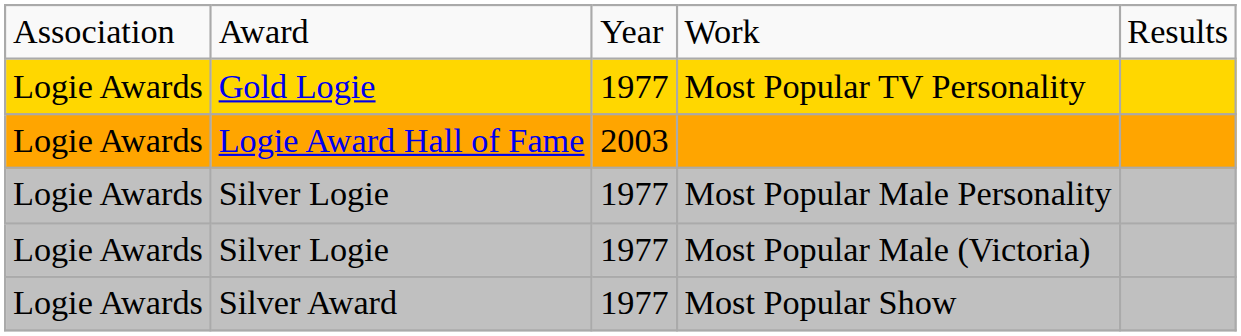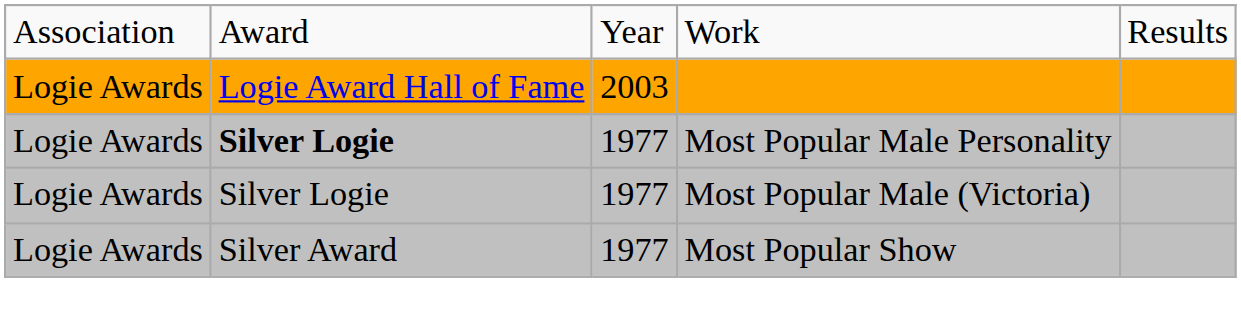- row: (885, 85)
(304, 194) normal -> (306, 140) bold
